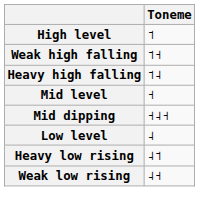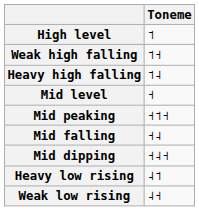+ row: (74, 115)
+ row: (74, 135)
- row: (74, 135)
